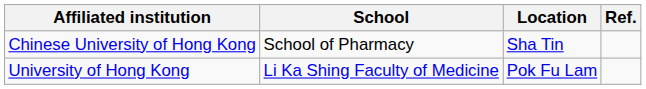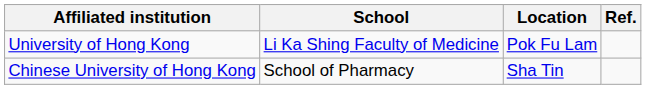rows swapped: (132, 44) <-> (99, 71)
